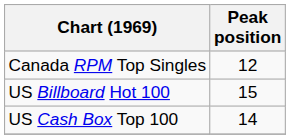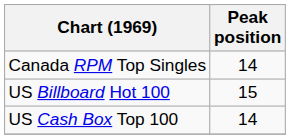(248, 65) 12 -> (248, 65) 14
